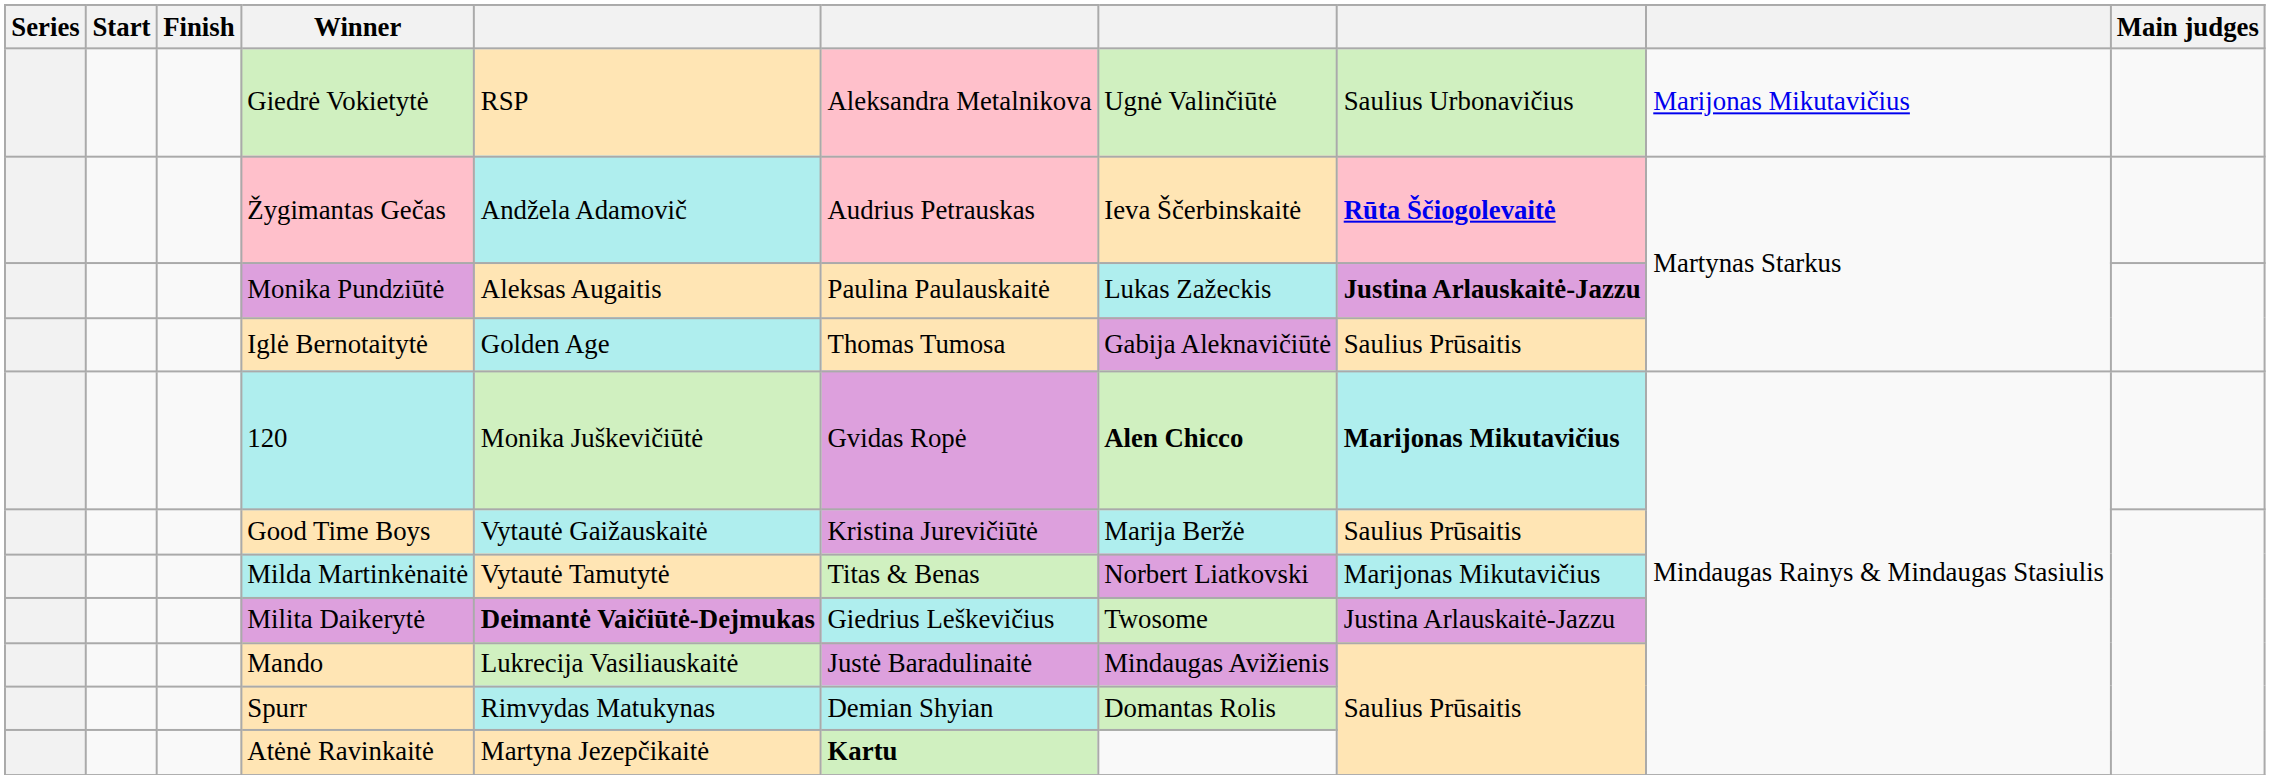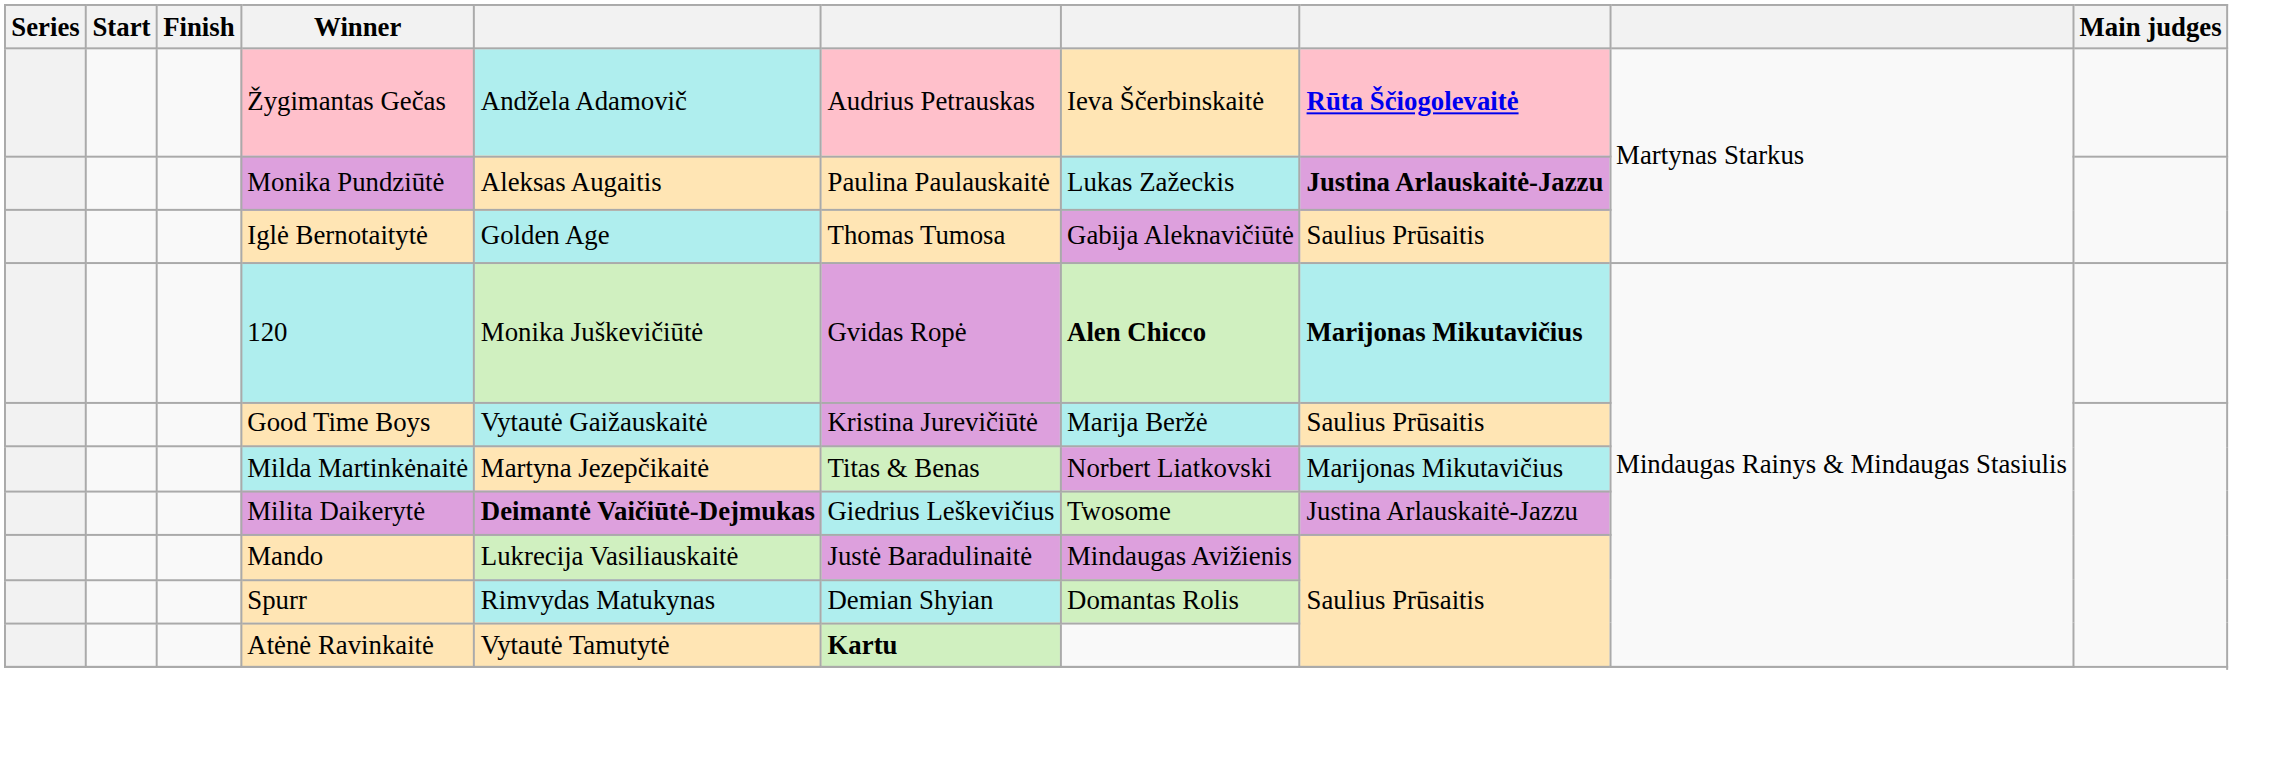- row: (338, 101)
(575, 575) Vytautė Tamutytė -> (595, 467) Martyna Jezepčikaitė
(595, 751) Martyna Jezepčikaitė -> (575, 644) Vytautė Tamutytė
